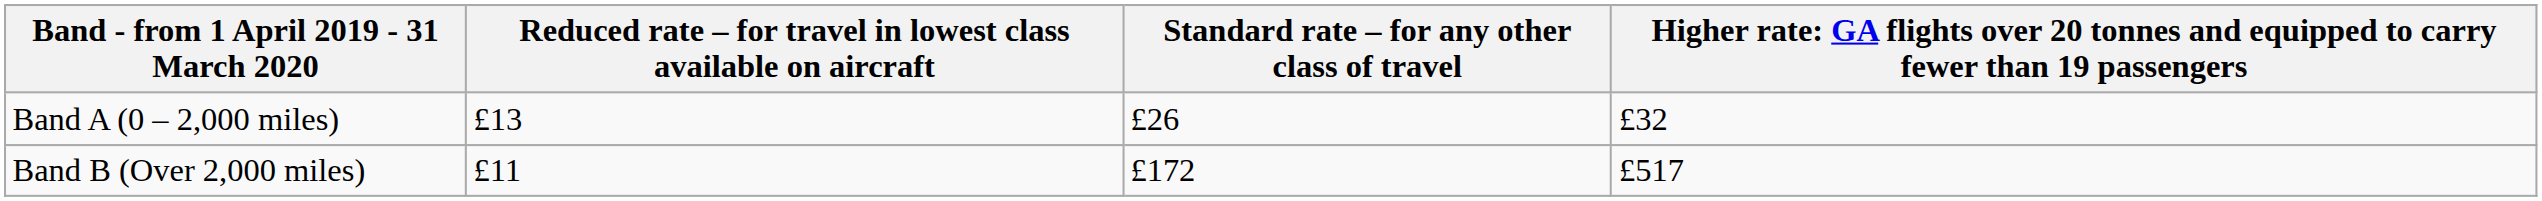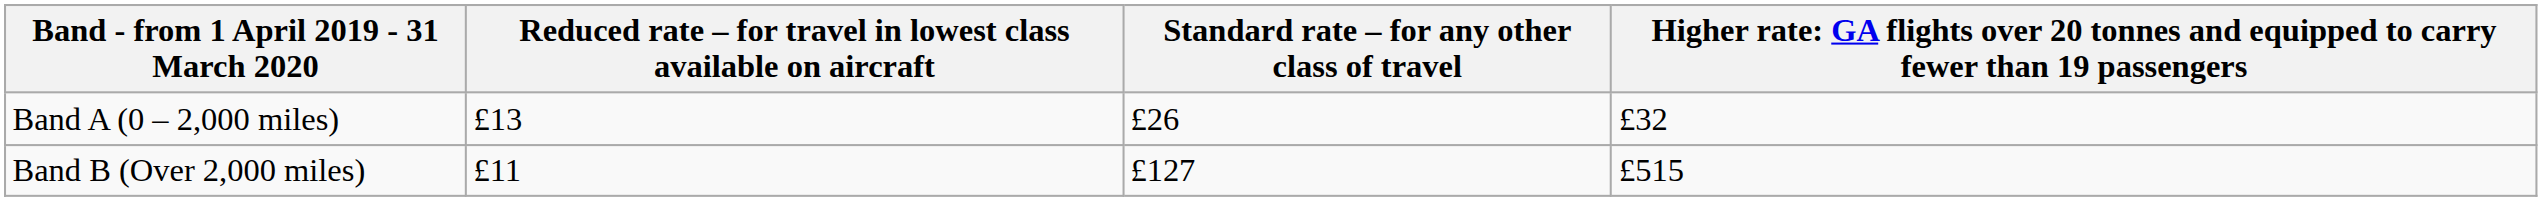(1163, 169) £172 -> (1163, 169) £127
(1652, 169) £517 -> (1652, 169) £515
